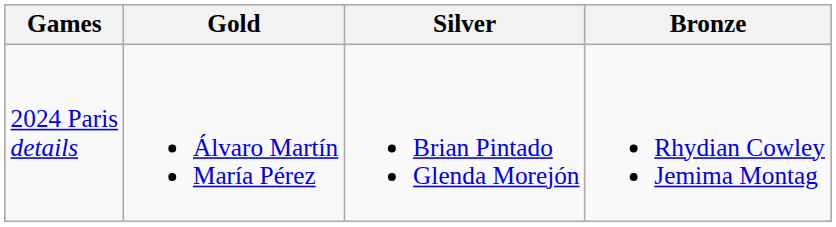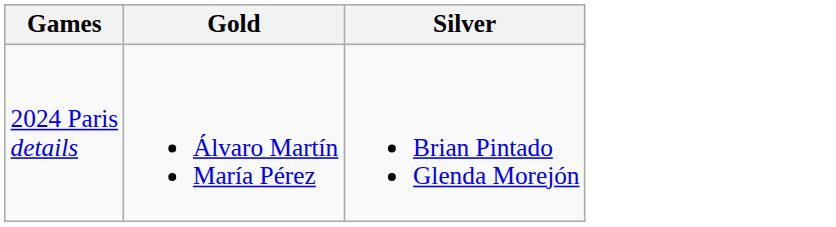- column: (708, 24)
